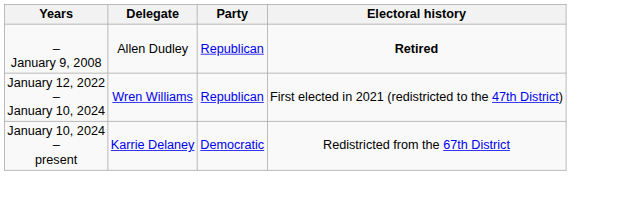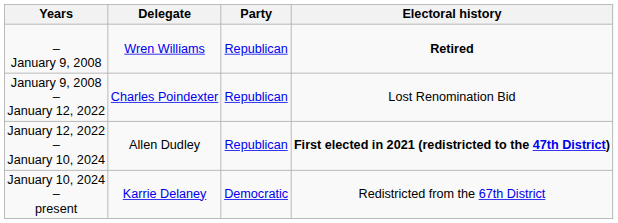(153, 48) Allen Dudley -> (165, 48) Wren Williams
+ row: (56, 97)
(153, 97) Wren Williams -> (165, 145) Allen Dudley
(416, 97) normal -> (452, 145) bold
